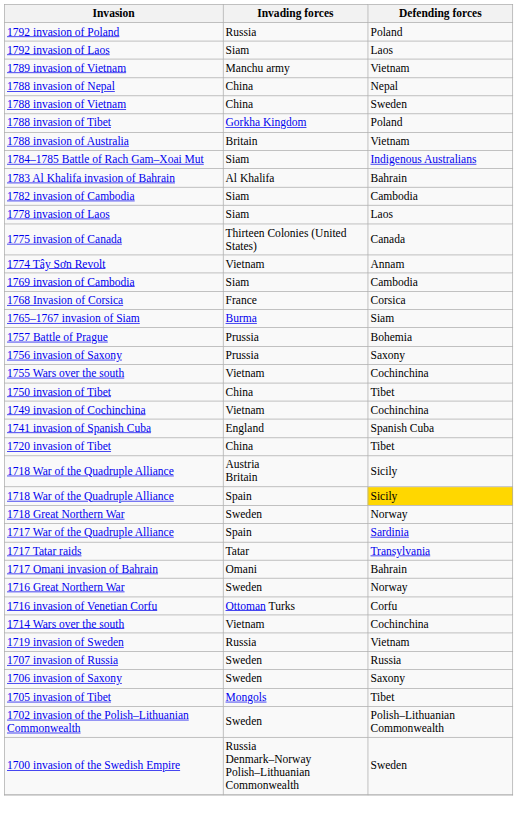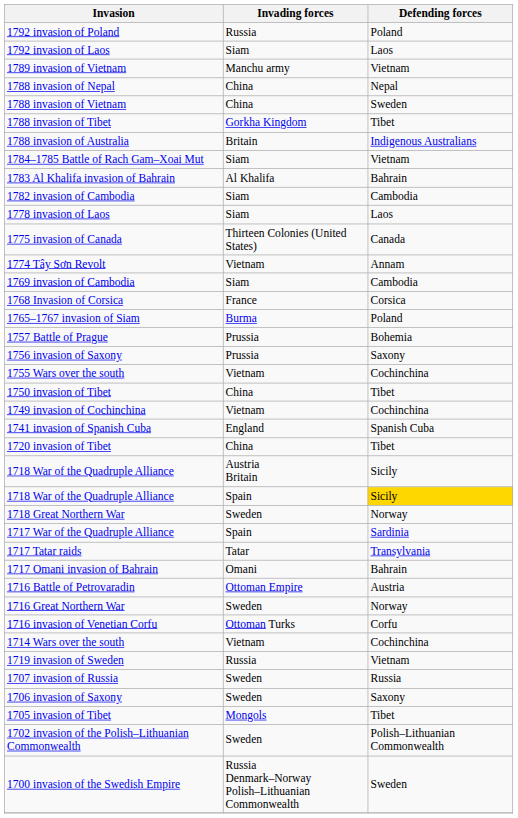(386, 123) Poland -> (382, 123) Tibet
(390, 141) Vietnam -> (423, 141) Indigenous Australians
(423, 159) Indigenous Australians -> (390, 159) Vietnam
(382, 318) Siam -> (386, 318) Poland
+ row: (71, 587)
